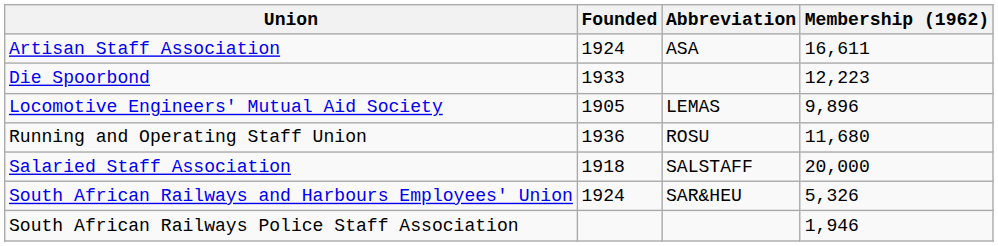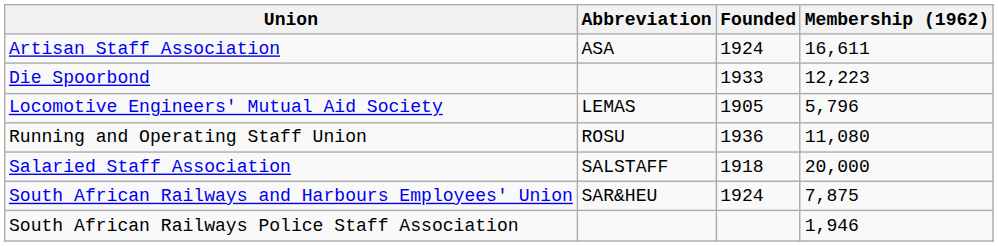columns swapped: (731, 19) <-> (619, 19)
(832, 108) 9,896 -> (832, 108) 5,796
(837, 137) 11,680 -> (837, 137) 11,080
(832, 196) 5,326 -> (832, 196) 7,875
